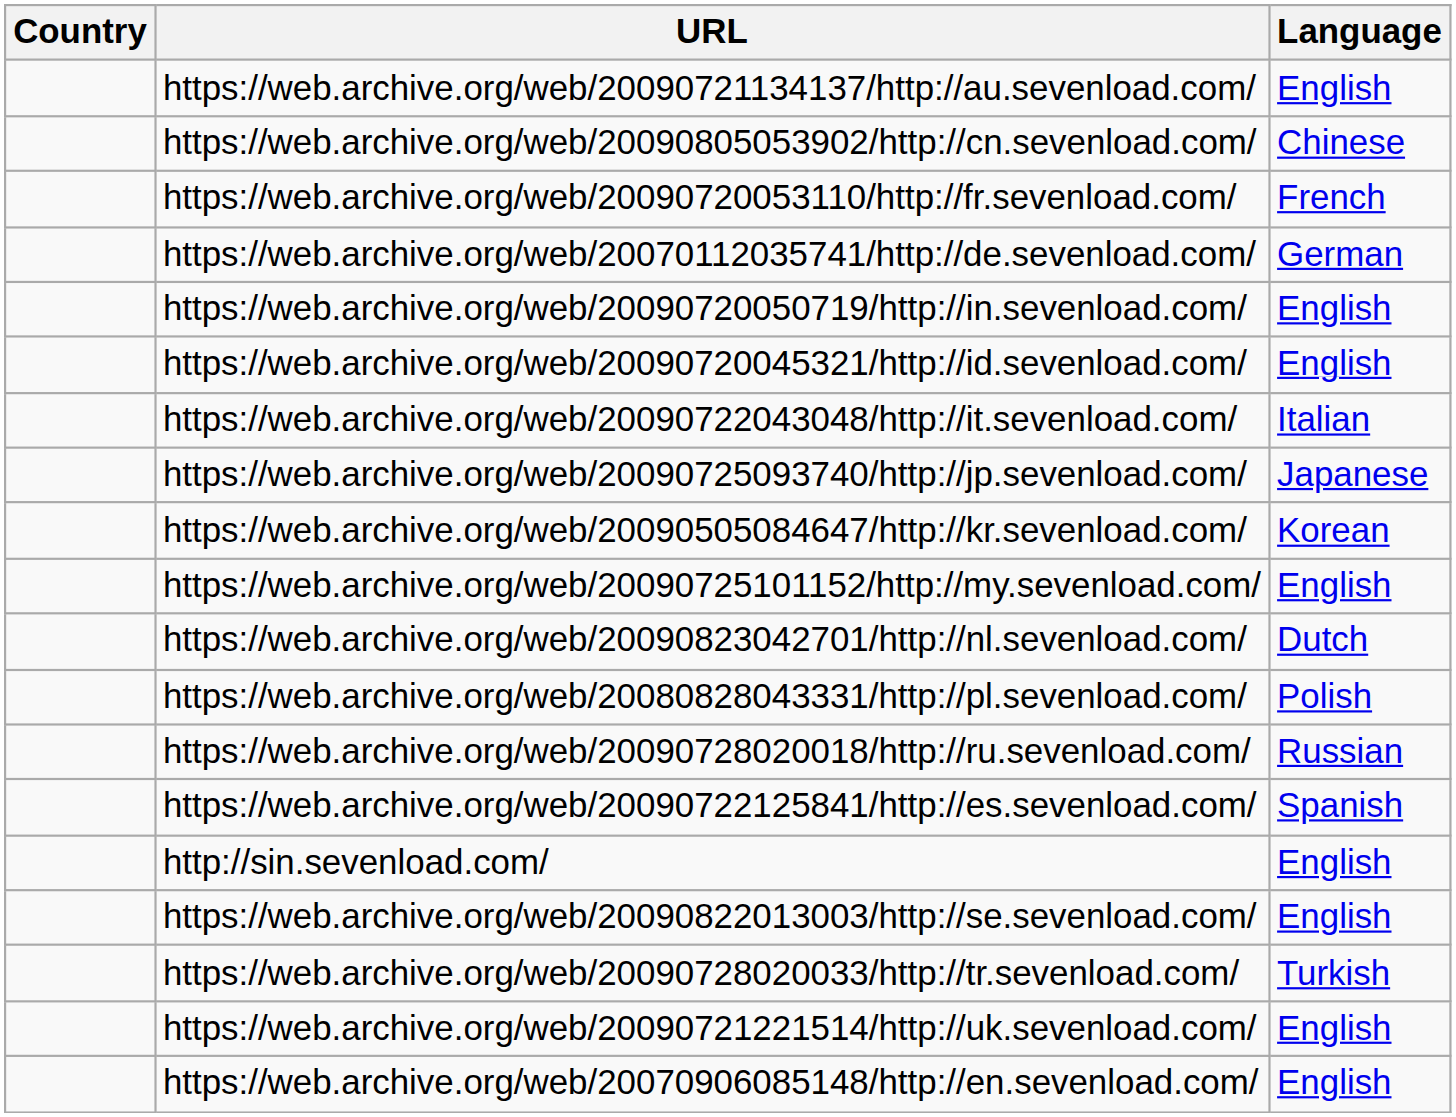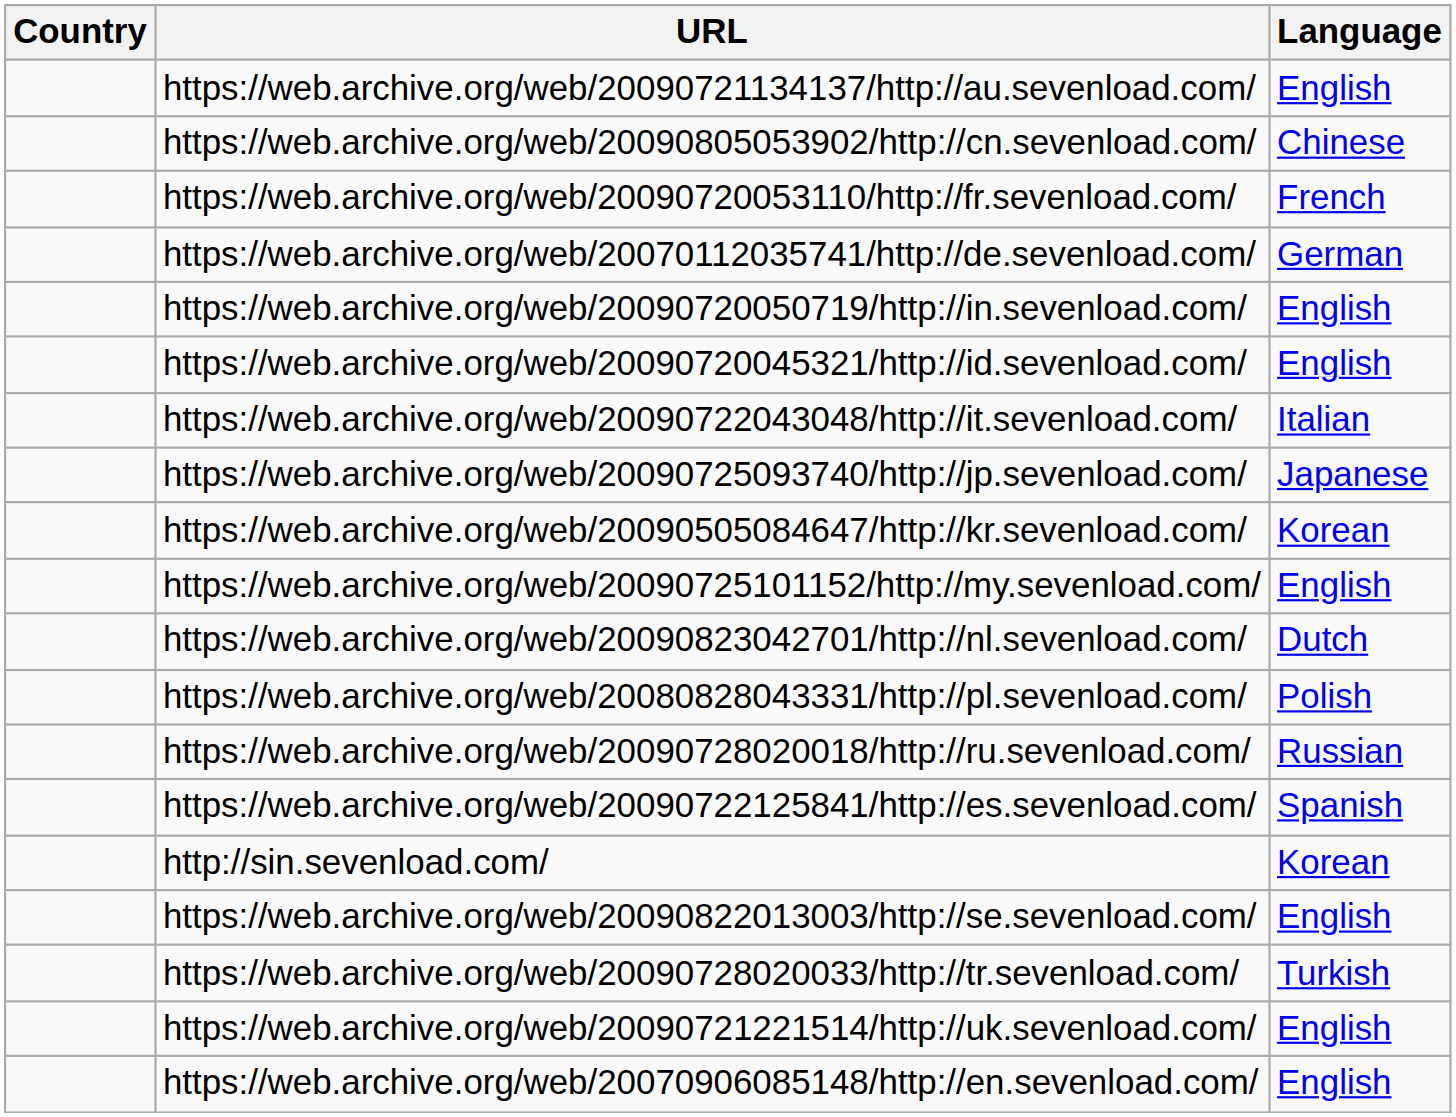(1334, 861) English -> (1333, 861) Korean
